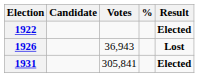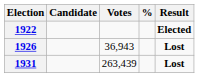(119, 64) 305,841 -> (119, 64) 263,439
(174, 64) Elected -> (174, 64) Lost
